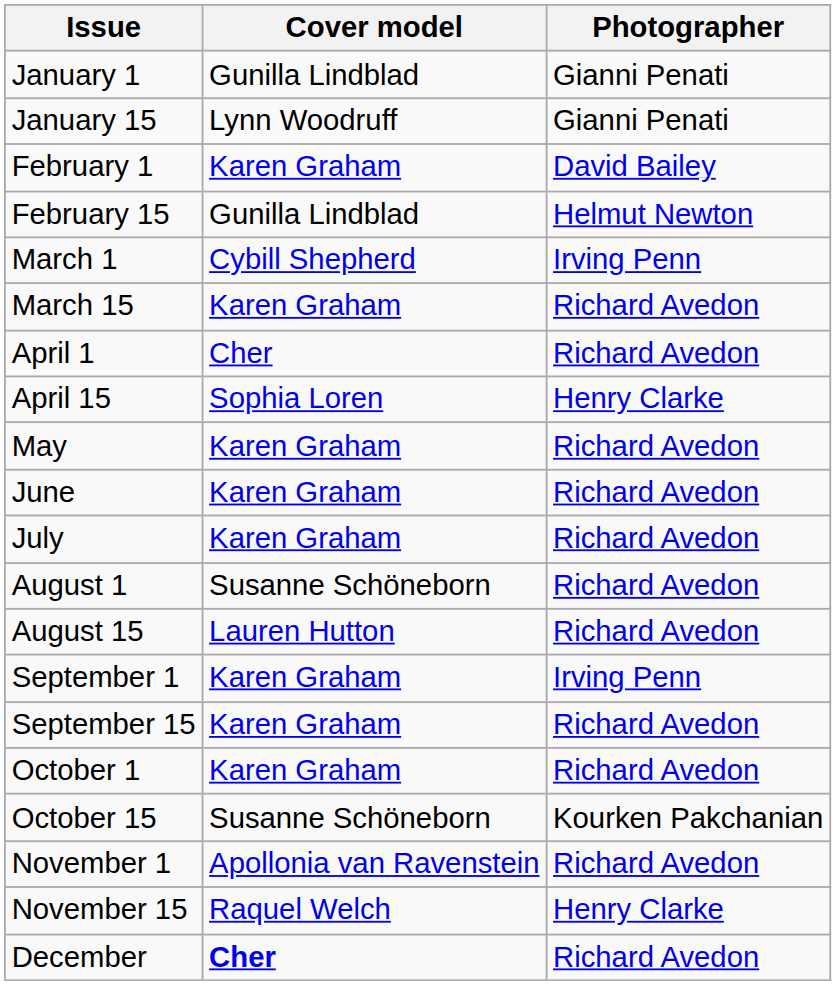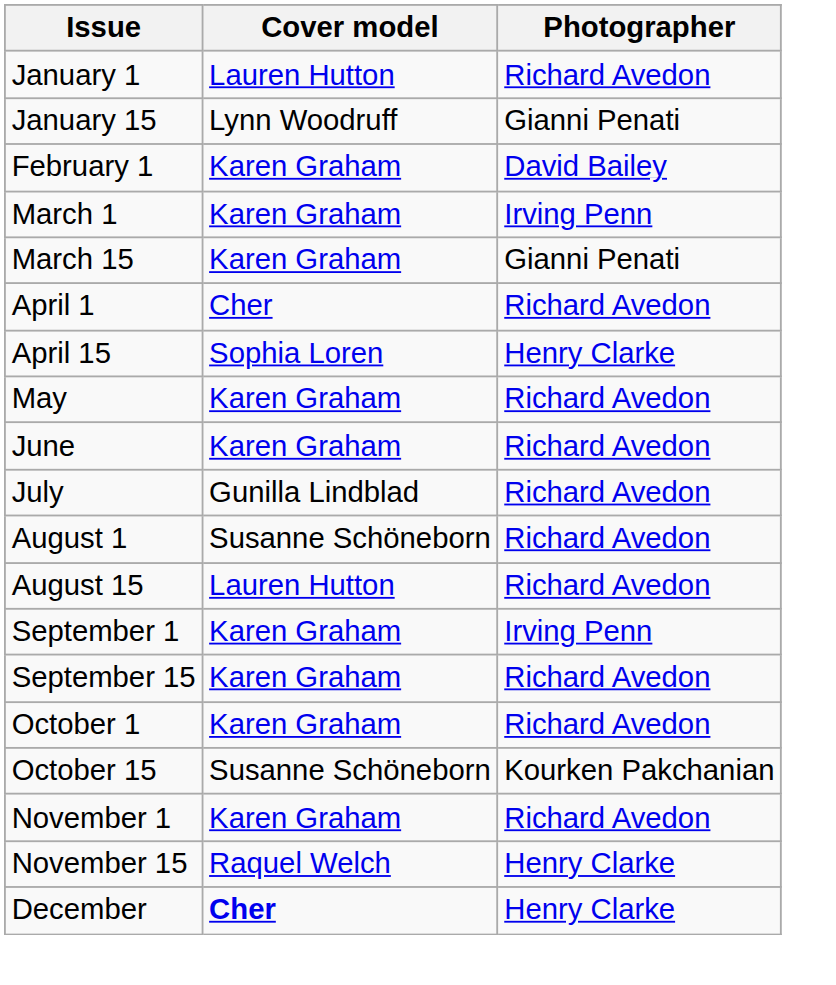(314, 74) Gunilla Lindblad -> (302, 74) Lauren Hutton
(641, 74) Gianni Penati -> (607, 74) Richard Avedon
- row: (91, 213)
(312, 259) Cybill Shepherd -> (305, 213) Karen Graham
(656, 306) Richard Avedon -> (592, 259) Gianni Penati
(305, 538) Karen Graham -> (314, 492) Gunilla Lindblad
(374, 863) Apollonia van Ravenstein -> (305, 817) Karen Graham
(656, 956) Richard Avedon -> (590, 910) Henry Clarke
